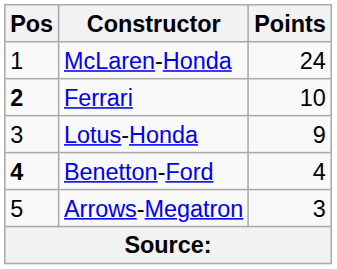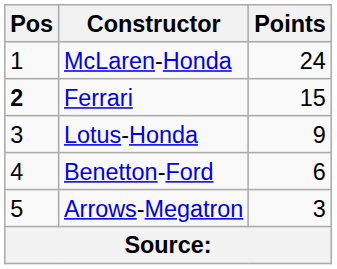(313, 98) 10 -> (313, 98) 15
(17, 172) bold -> (17, 172) normal
(319, 172) 4 -> (319, 172) 6
